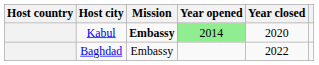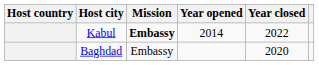(211, 32) lightgreen background -> (211, 32) no background
(277, 32) 2020 -> (277, 32) 2022
(277, 51) 2022 -> (277, 51) 2020
